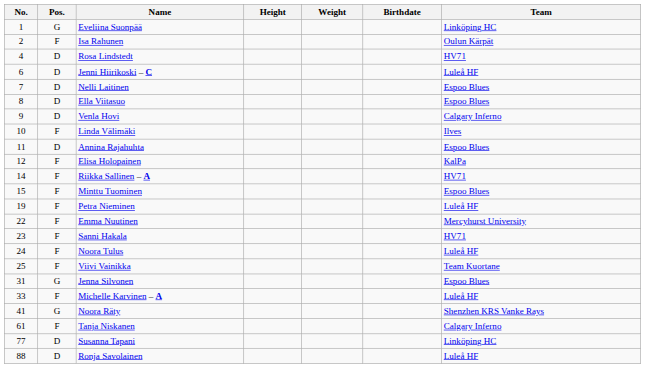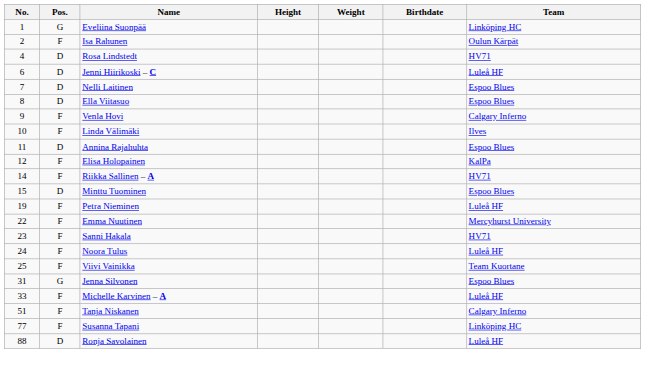(57, 117) D -> (60, 117) F
(57, 191) F -> (60, 191) D
- row: (99, 311)
(21, 326) 61 -> (22, 311) 51
(57, 341) D -> (60, 326) F
